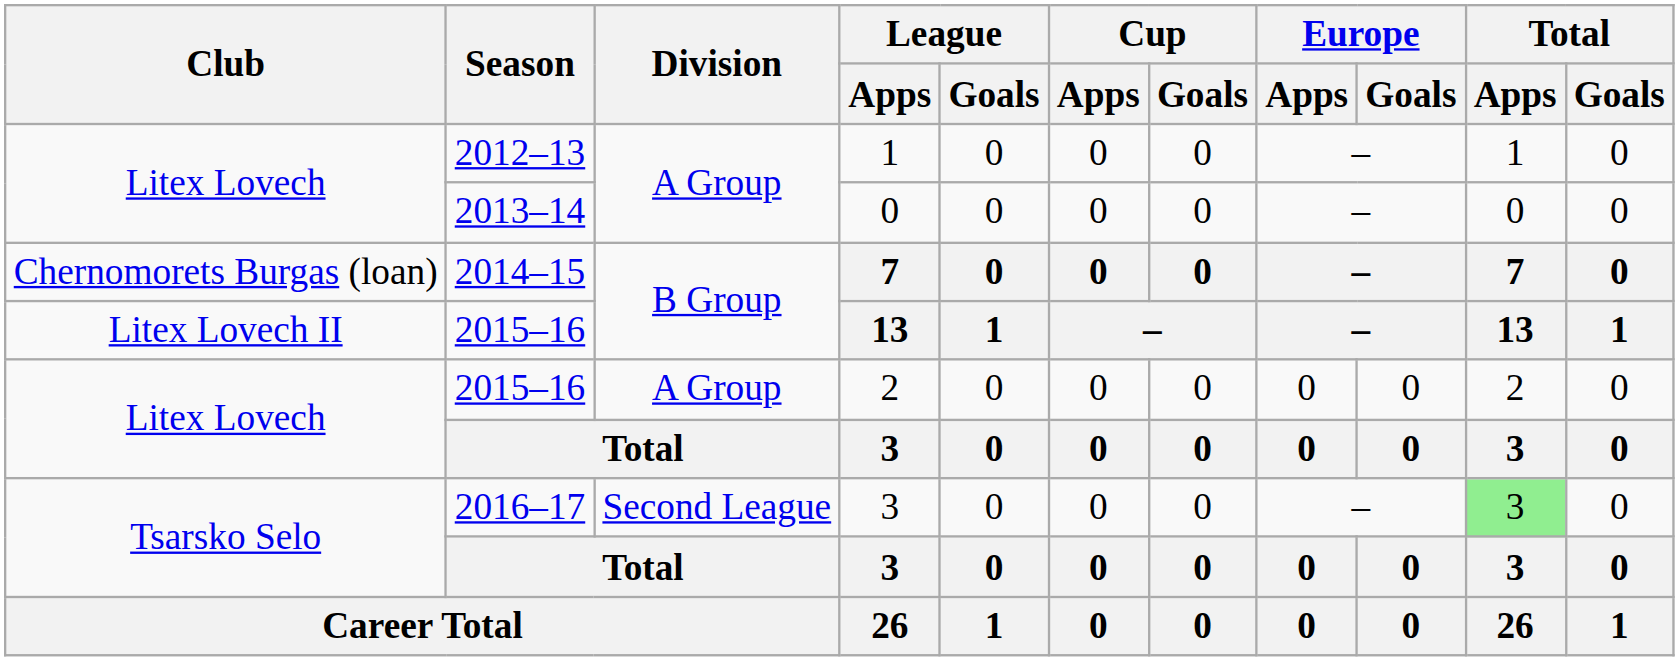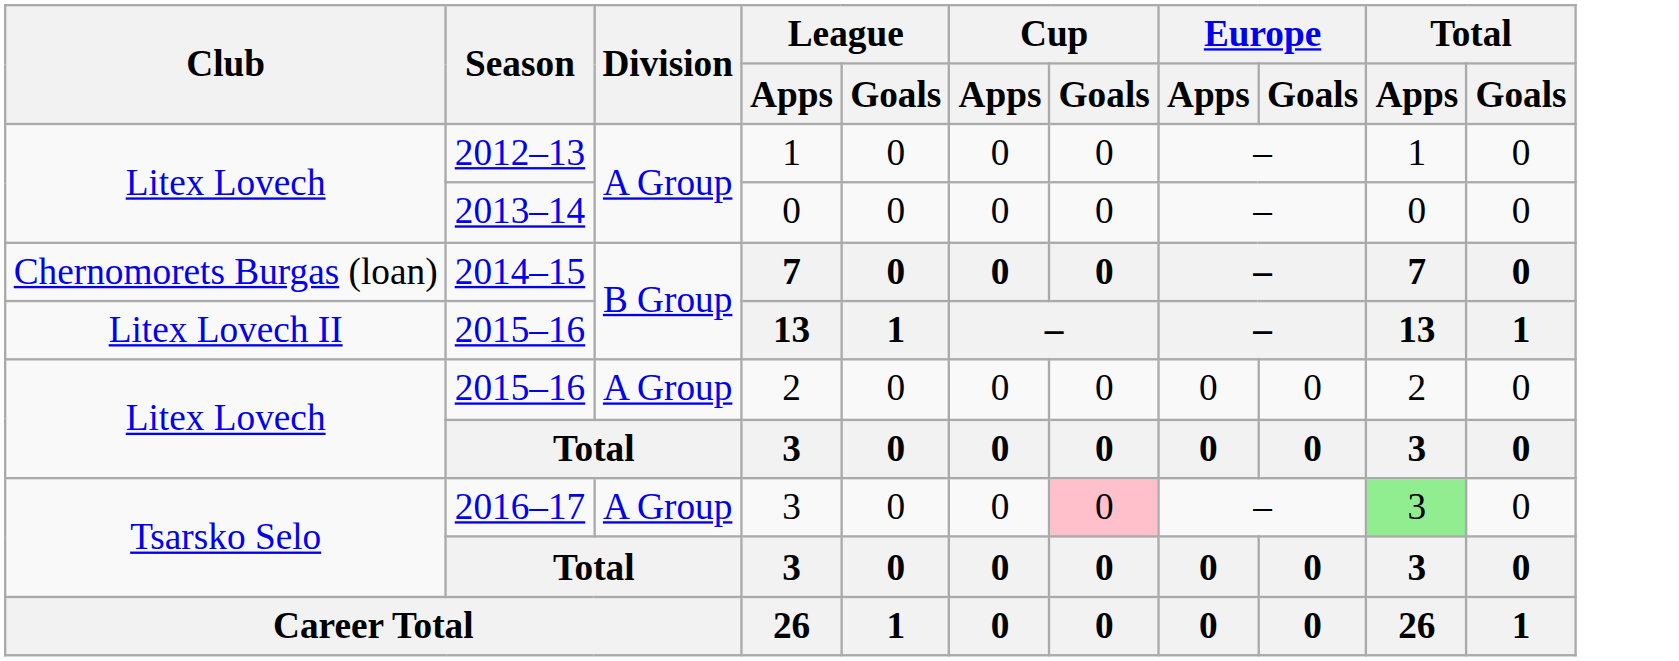(717, 507) Second League -> (668, 507) A Group
(1202, 507) no background -> (1104, 507) pink background
